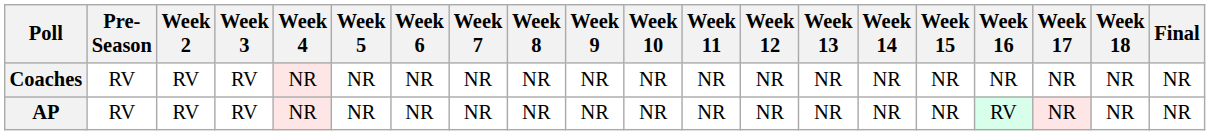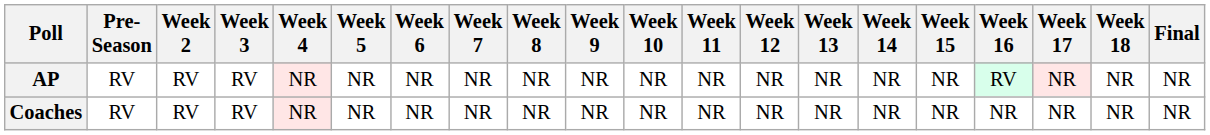rows swapped: (46, 113) <-> (46, 79)
